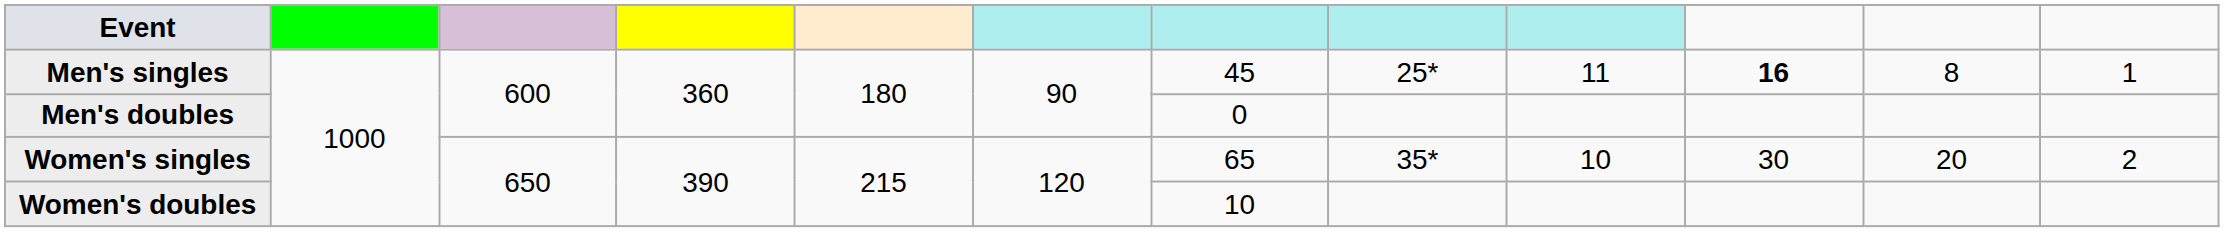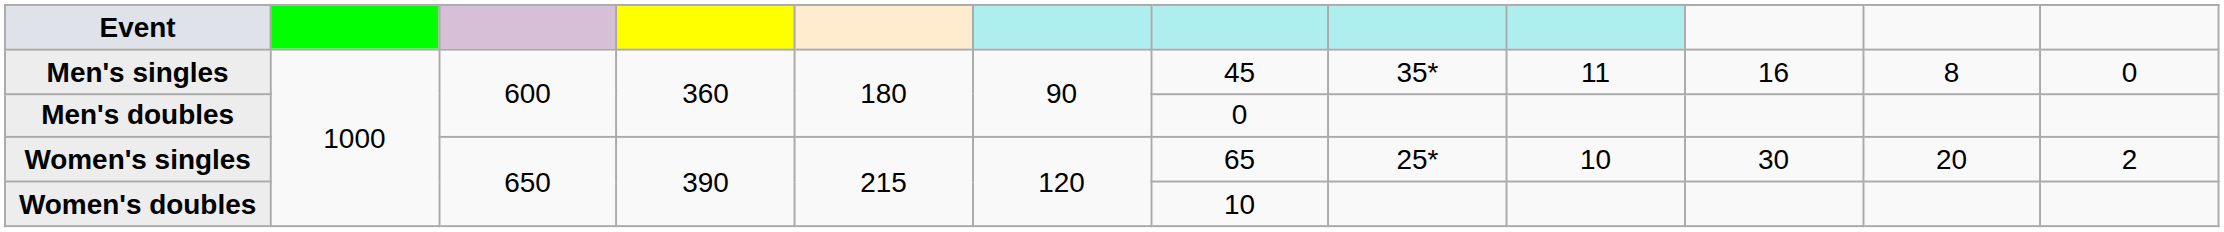(1418, 72) 25* -> (1418, 72) 35*
(1774, 72) bold -> (1774, 72) normal
(2129, 72) 1 -> (2129, 72) 0
(1418, 160) 35* -> (1418, 160) 25*
